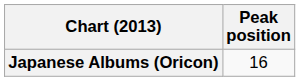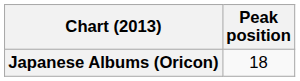(259, 62) 16 -> (259, 62) 18
